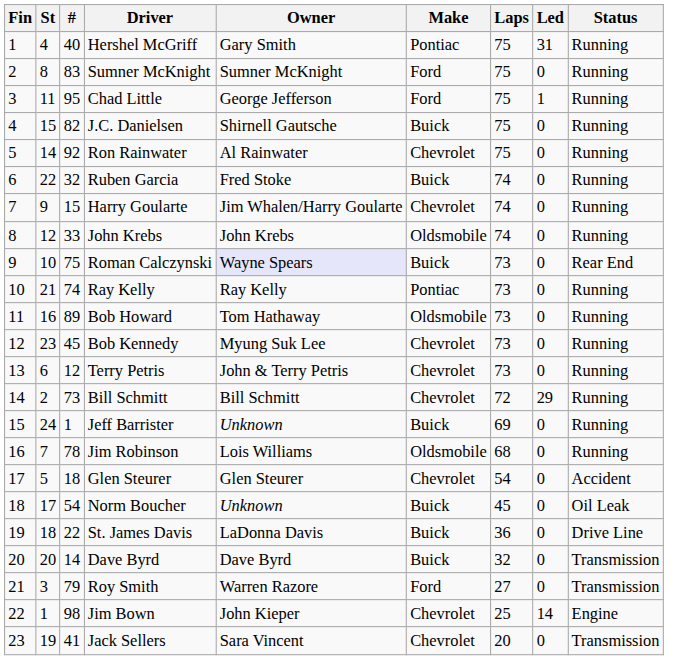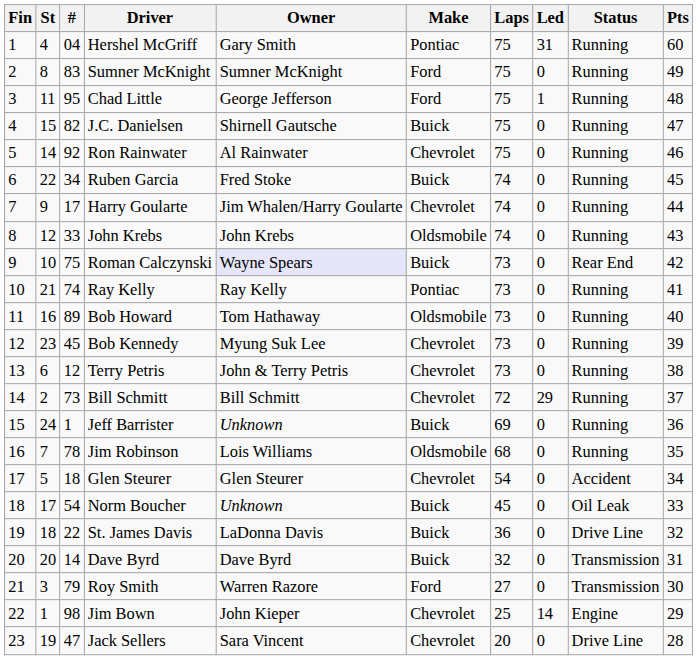+ column: (678, 18)
(72, 45) 40 -> (72, 45) 04
(72, 180) 32 -> (72, 180) 34
(72, 207) 15 -> (72, 207) 17
(72, 640) 41 -> (72, 640) 47
(616, 640) Transmission -> (607, 640) Drive Line
